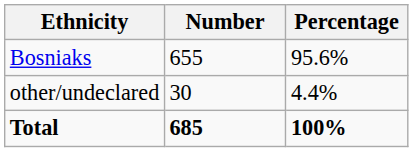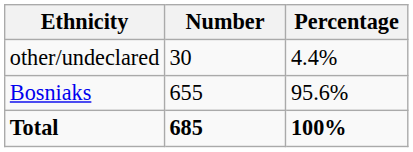rows swapped: (51, 57) <-> (85, 92)
